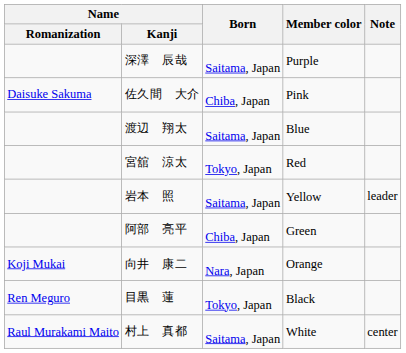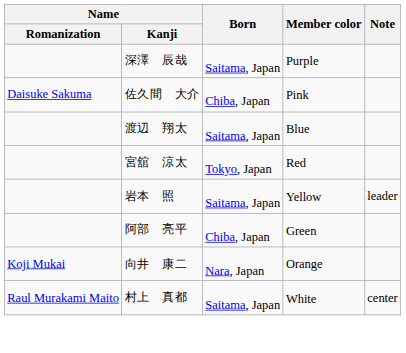- row: (150, 297)
